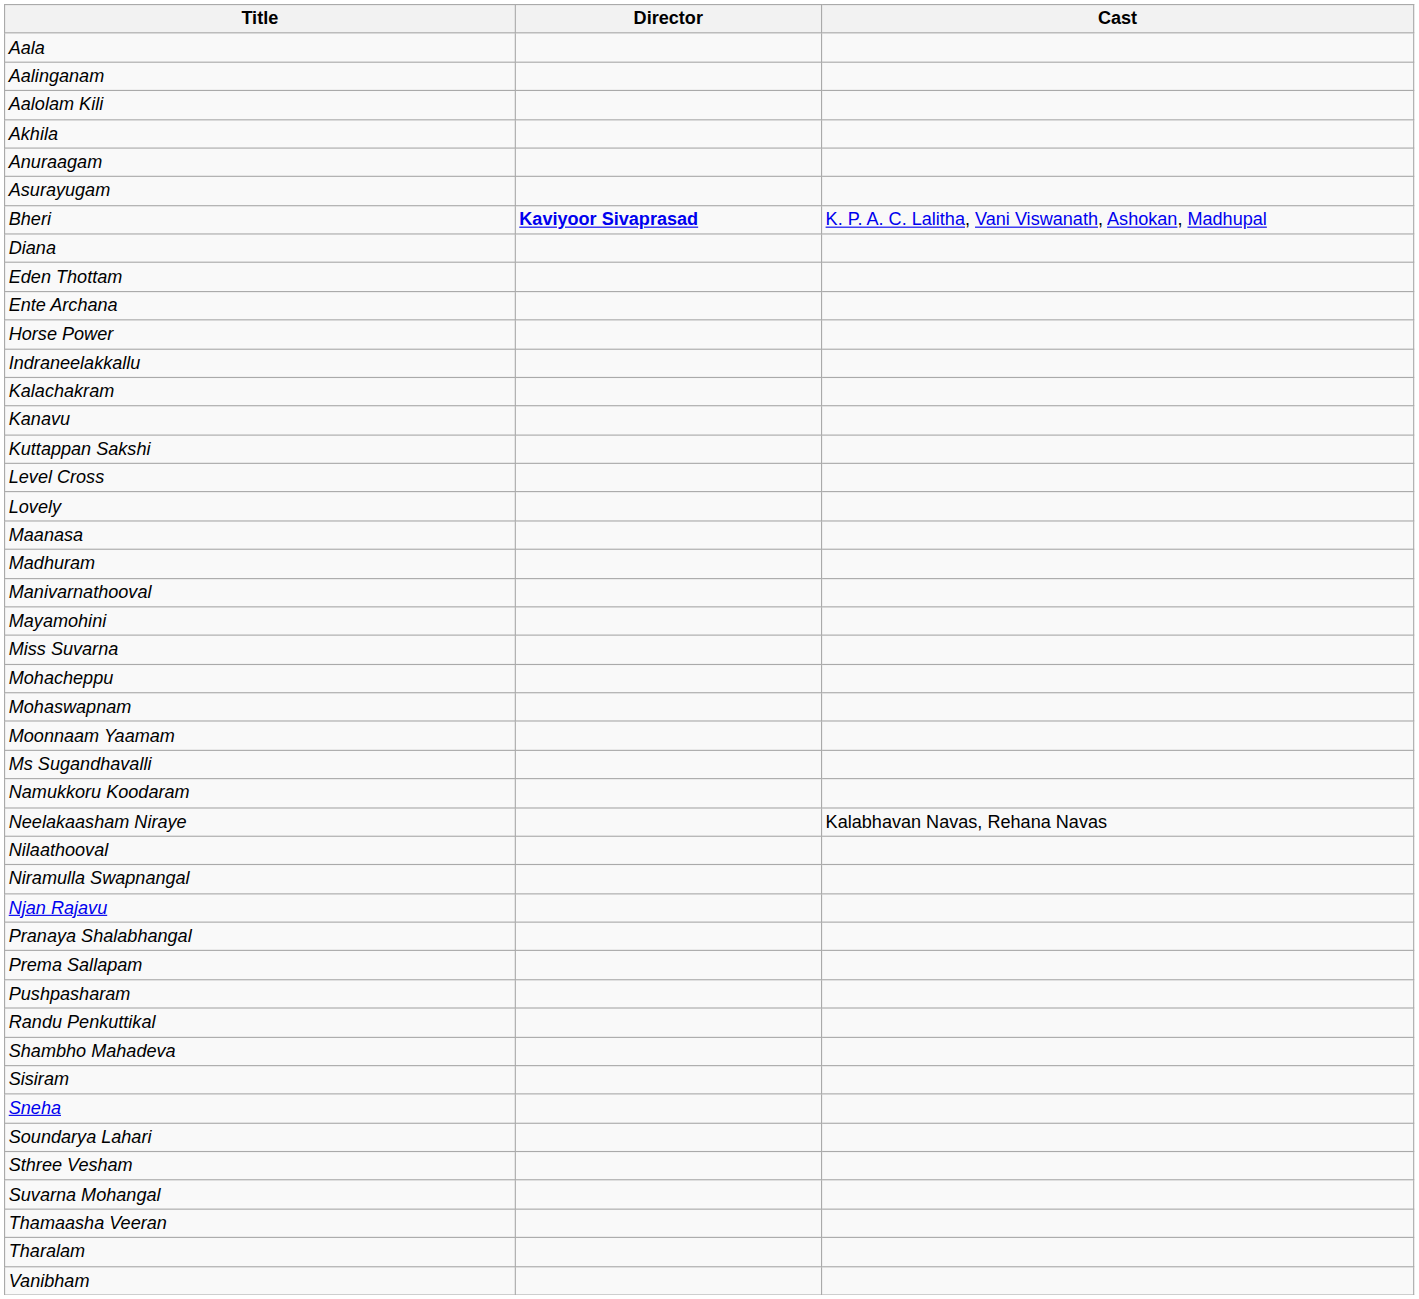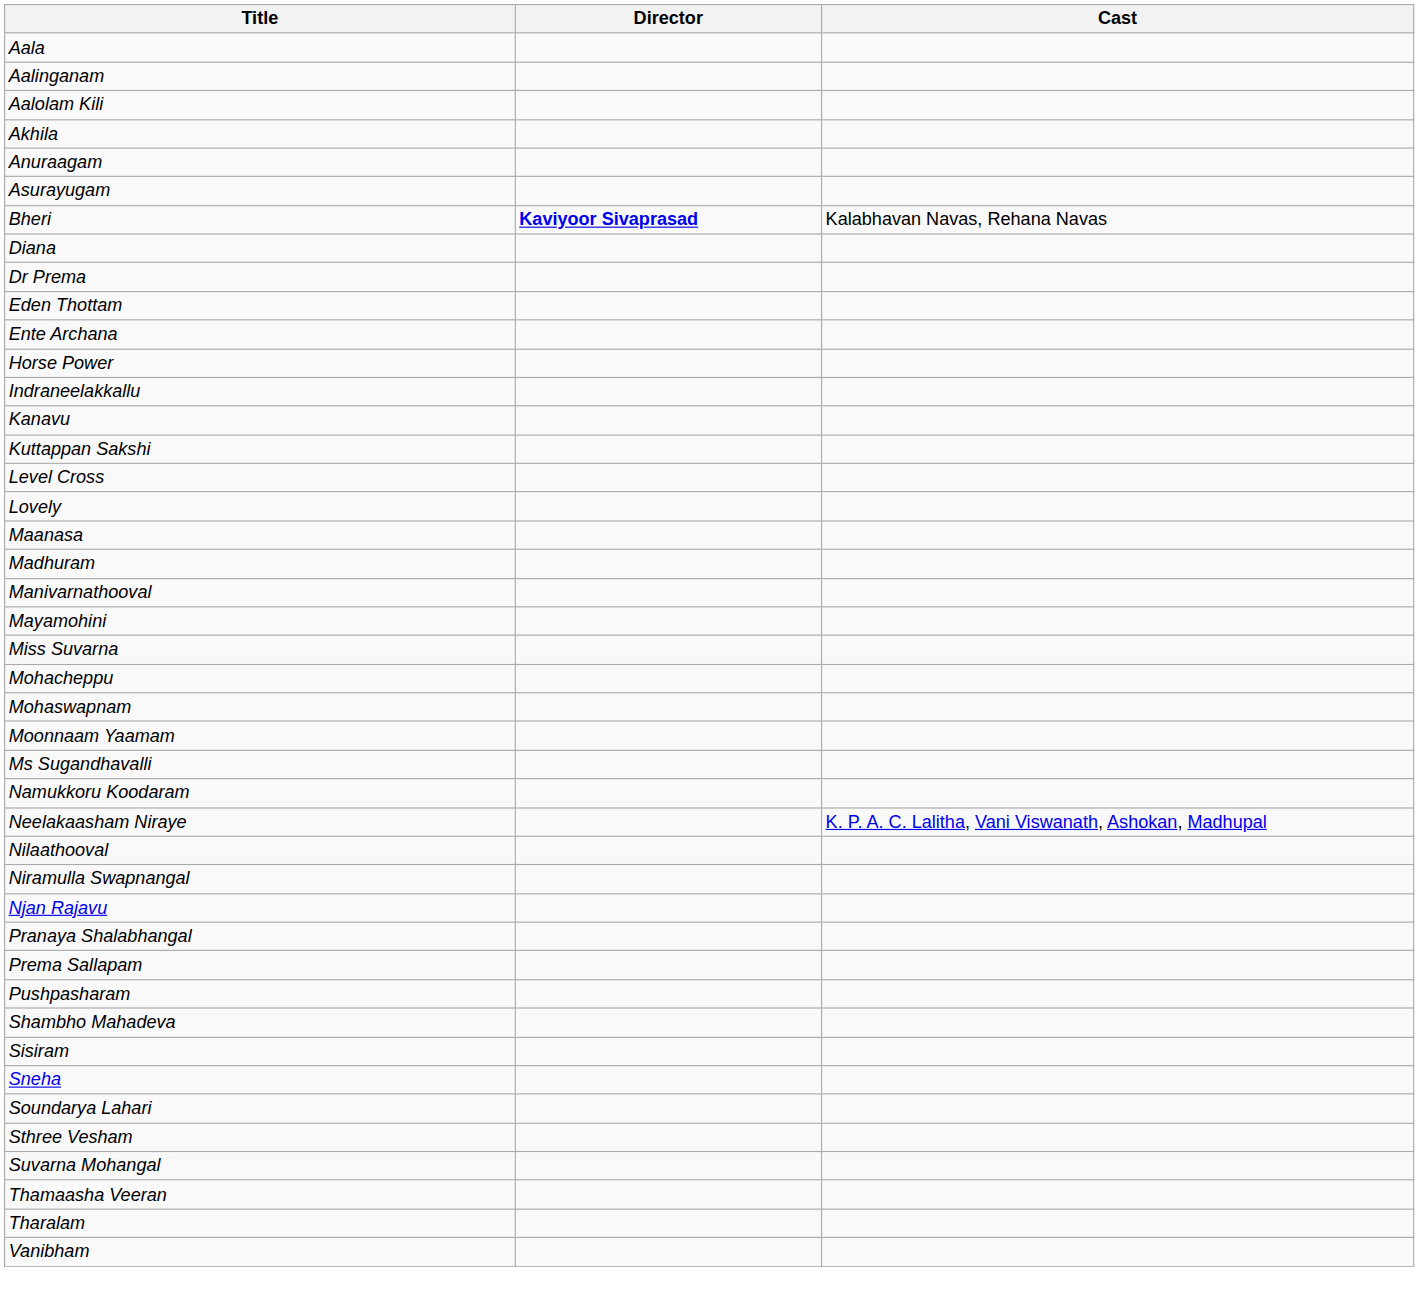(1046, 219) K. P. A. C. Lalitha, Vani Viswanath, Ashokan, Madhupal -> (966, 219) Kalabhavan Navas, Rehana Navas
+ row: (47, 276)
- row: (61, 391)
(966, 821) Kalabhavan Navas, Rehana Navas -> (1046, 821) K. P. A. C. Lalitha, Vani Viswanath, Ashokan, Madhupal
- row: (82, 1022)
